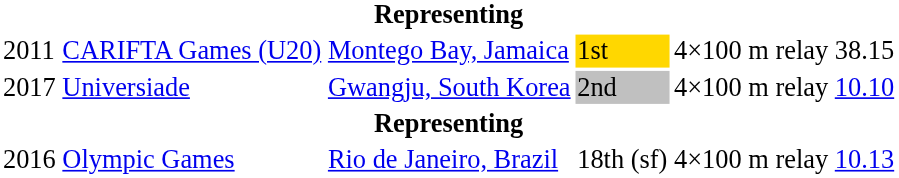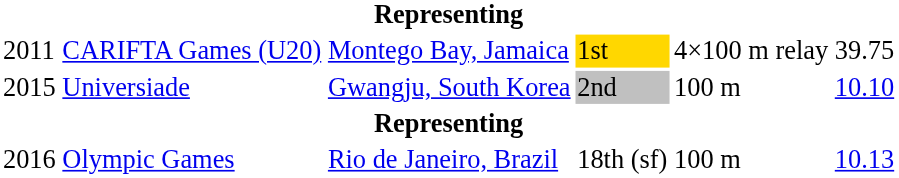(864, 50) 38.15 -> (864, 50) 39.75
(29, 87) 2017 -> (29, 87) 2015
(751, 87) 4×100 m relay -> (707, 87) 100 m
(751, 159) 4×100 m relay -> (707, 159) 100 m
